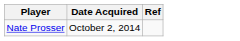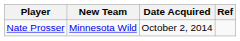+ column: (103, 12)
